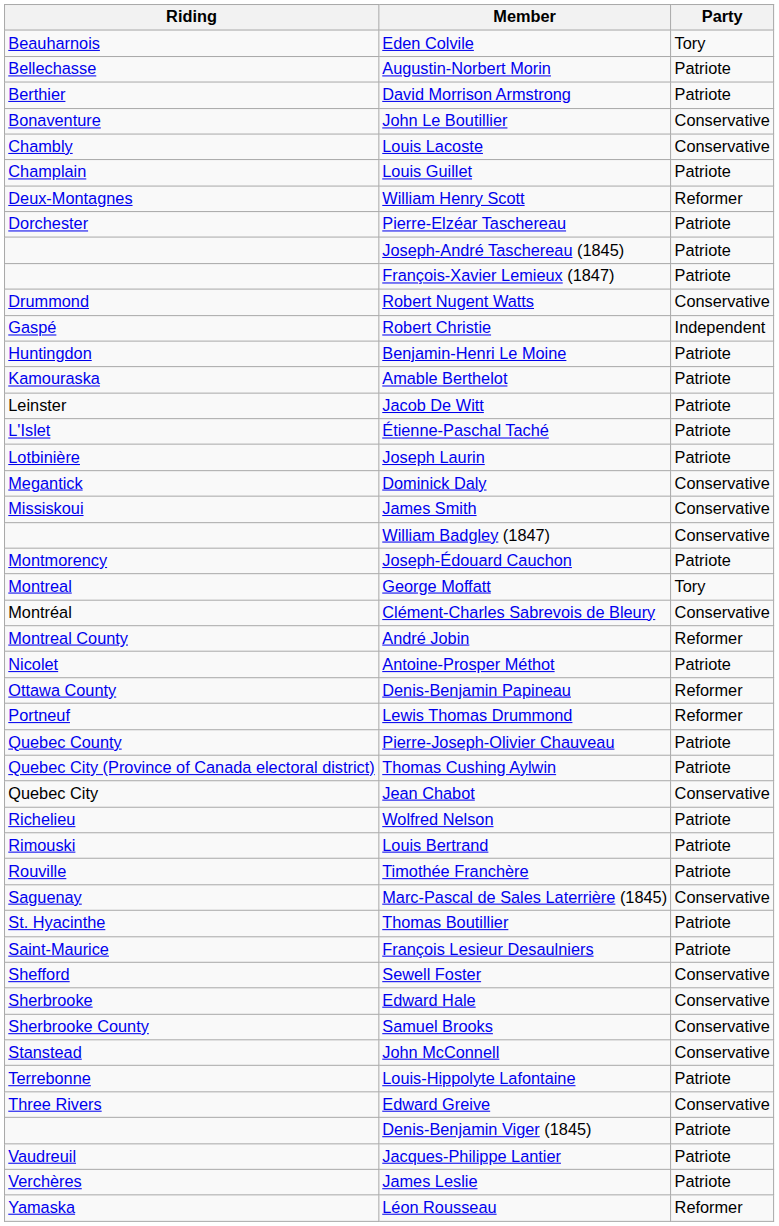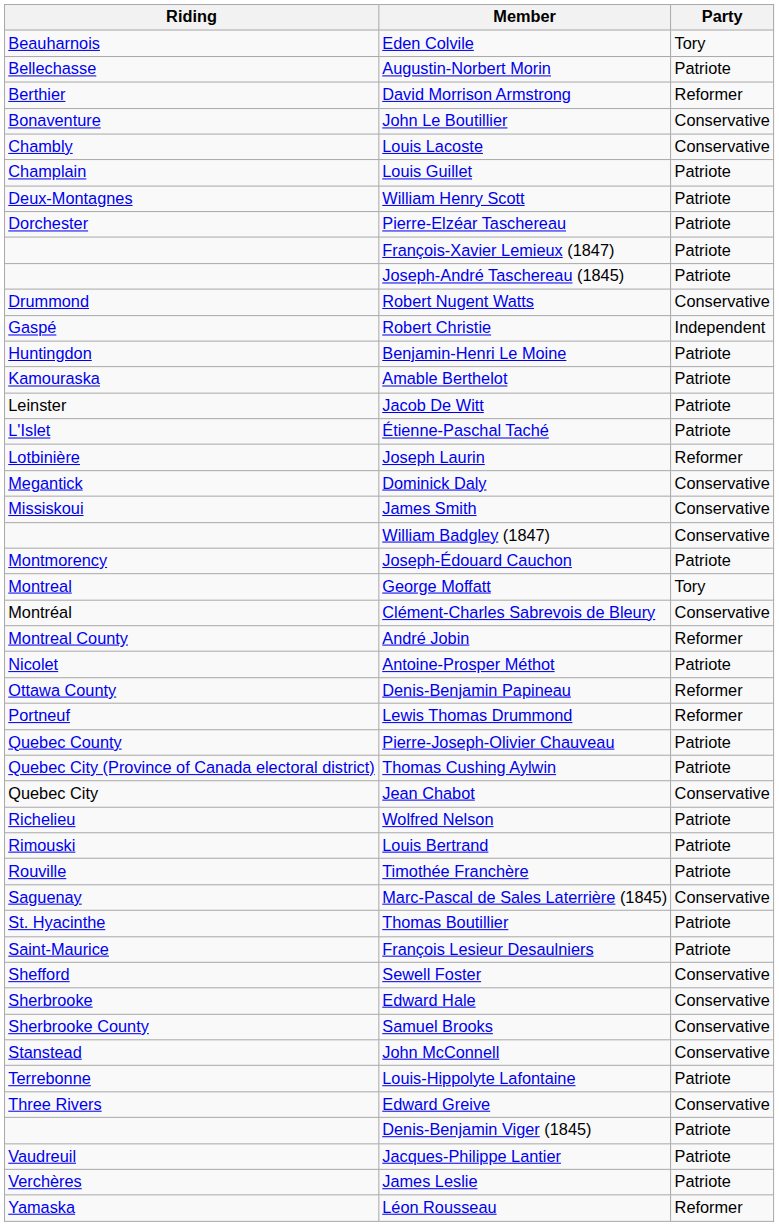(703, 95) Patriote -> (709, 95) Reformer
(709, 198) Reformer -> (703, 198) Patriote
rows swapped: (503, 250) <-> (498, 276)
(703, 457) Patriote -> (709, 457) Reformer
